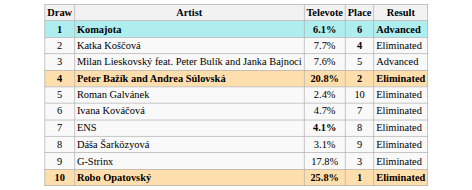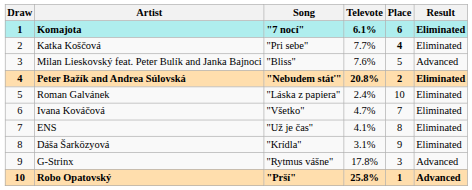+ column: (304, 12)
(398, 29) Advanced -> (441, 29) Eliminated
(325, 128) bold -> (365, 128) normal
(399, 161) Eliminated -> (437, 161) Advanced
(401, 177) Eliminated -> (438, 177) Advanced
